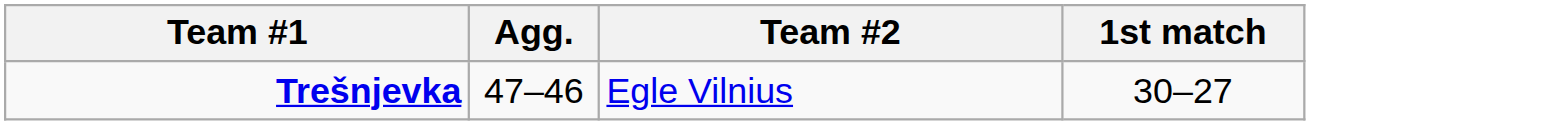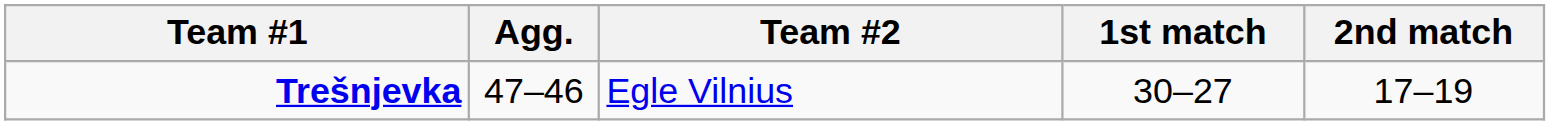+ column: (1423, 32)
